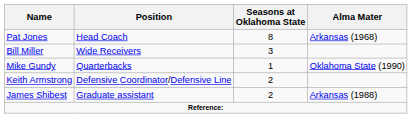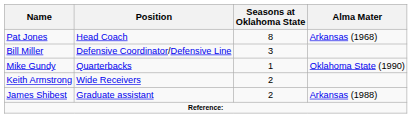(109, 51) Wide Receivers -> (154, 51) Defensive Coordinator/Defensive Line
(154, 80) Defensive Coordinator/Defensive Line -> (109, 80) Wide Receivers
